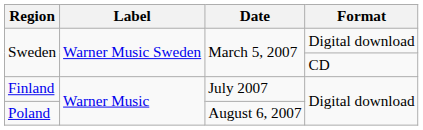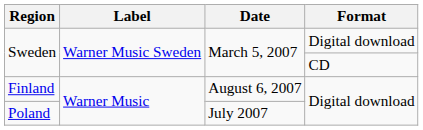(238, 88) July 2007 -> (255, 88) August 6, 2007
(255, 112) August 6, 2007 -> (238, 112) July 2007
